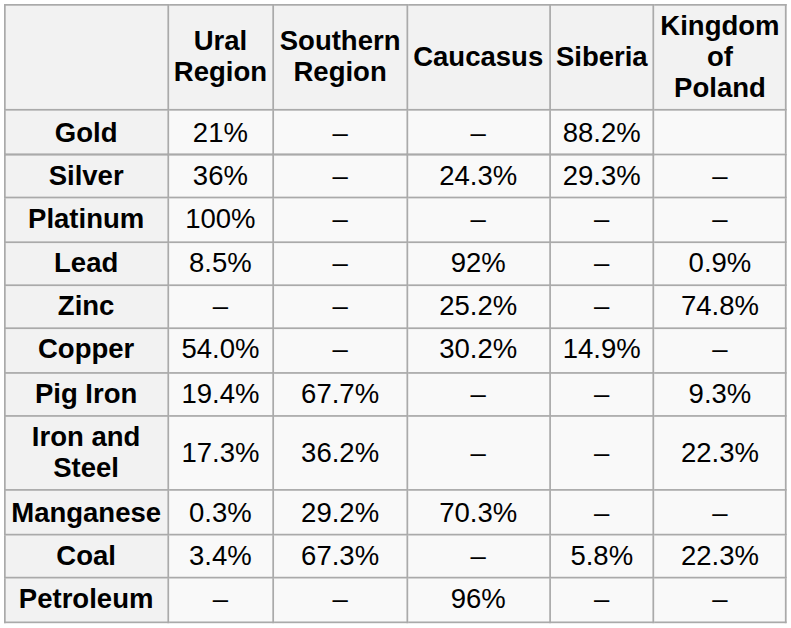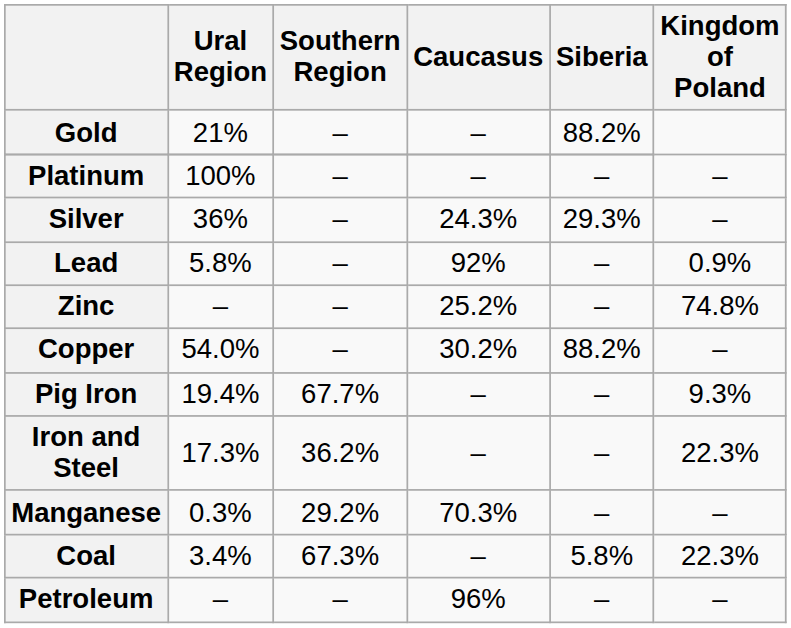rows swapped: (86, 219) <-> (86, 175)
(220, 262) 8.5% -> (220, 262) 5.8%
(602, 350) 14.9% -> (602, 350) 88.2%
